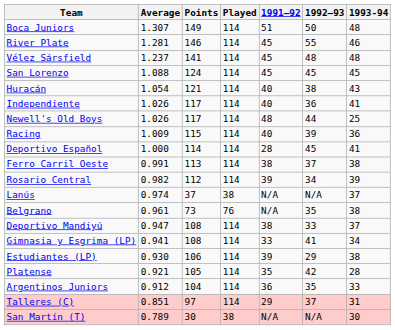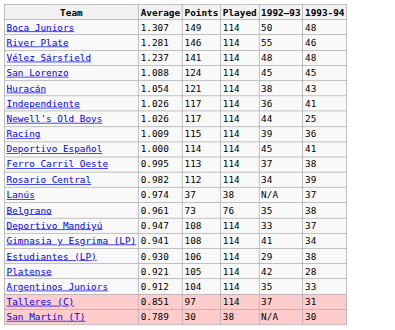- column: (281, 12)
(155, 165) 0.991 -> (155, 165) 0.995
